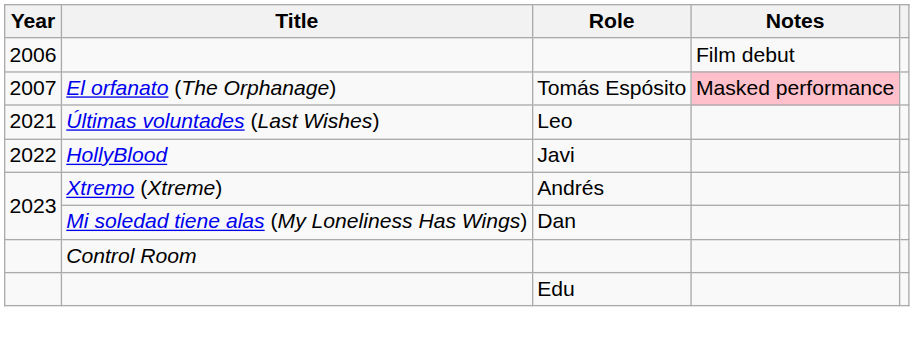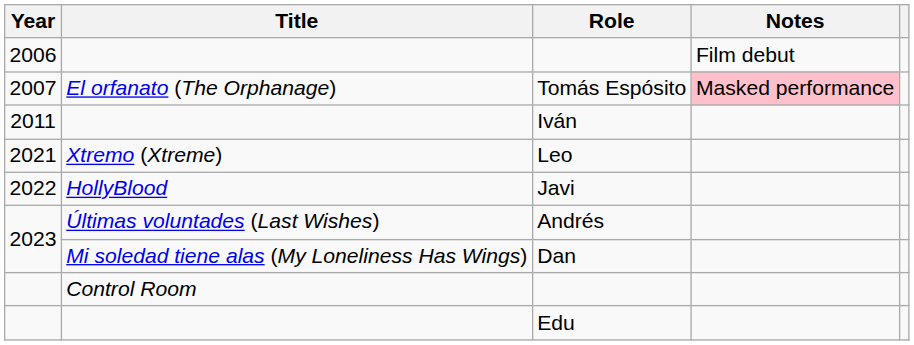+ row: (33, 121)
(223, 121) Últimas voluntades (Last Wishes) -> (144, 155) Xtremo (Xtreme)
(144, 188) Xtremo (Xtreme) -> (223, 222) Últimas voluntades (Last Wishes)
